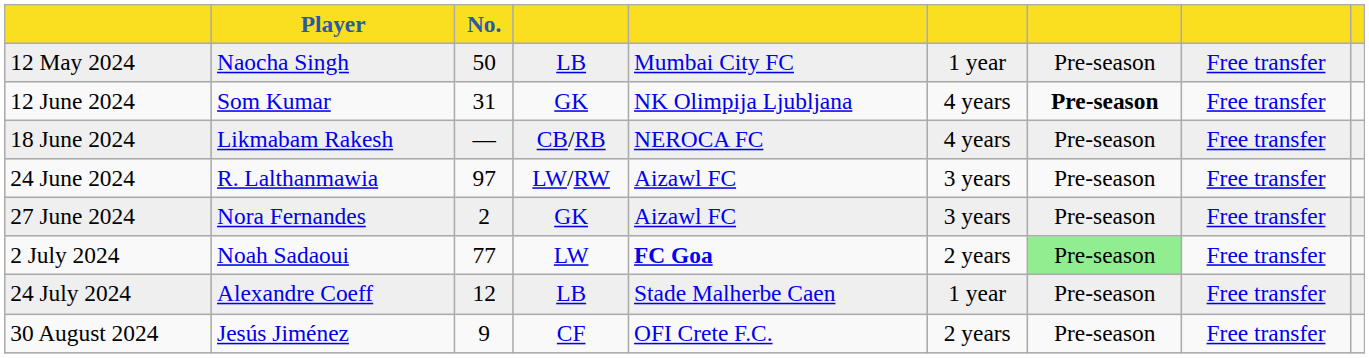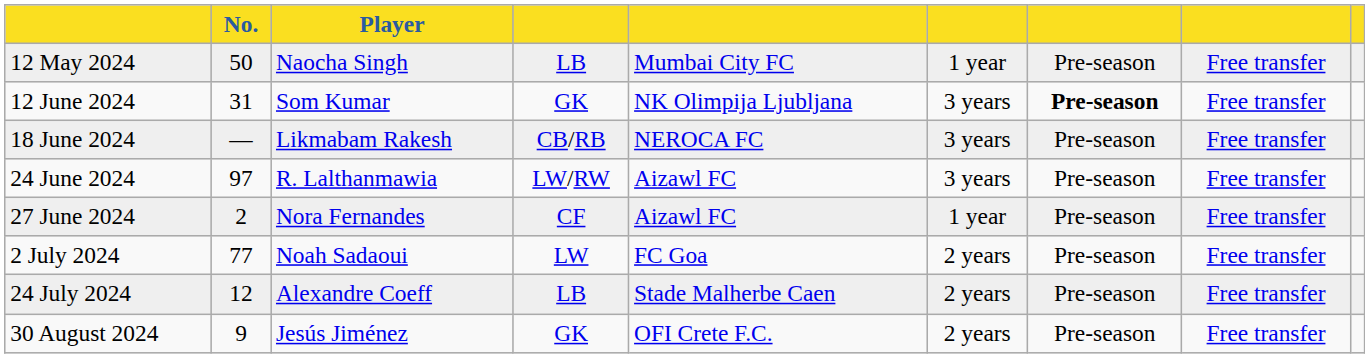columns swapped: (333, 23) <-> (484, 23)
(977, 101) 4 years -> (977, 101) 3 years
(977, 139) 4 years -> (977, 139) 3 years
(571, 216) GK -> (571, 216) CF
(977, 216) 3 years -> (977, 216) 1 year
(673, 255) bold -> (671, 255) normal
(1105, 255) lightgreen background -> (1105, 255) no background
(977, 294) 1 year -> (977, 294) 2 years
(571, 332) CF -> (571, 332) GK
